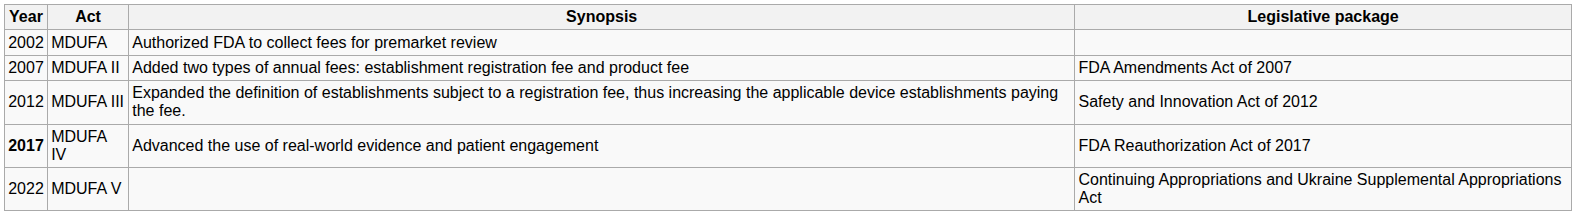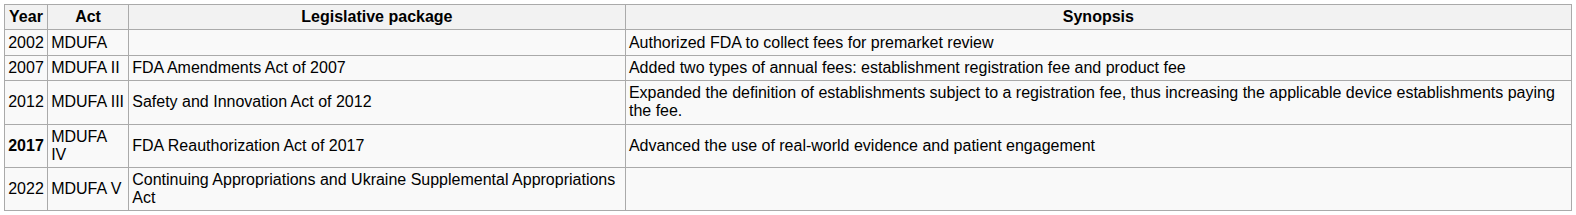columns swapped: (1323, 17) <-> (602, 17)
